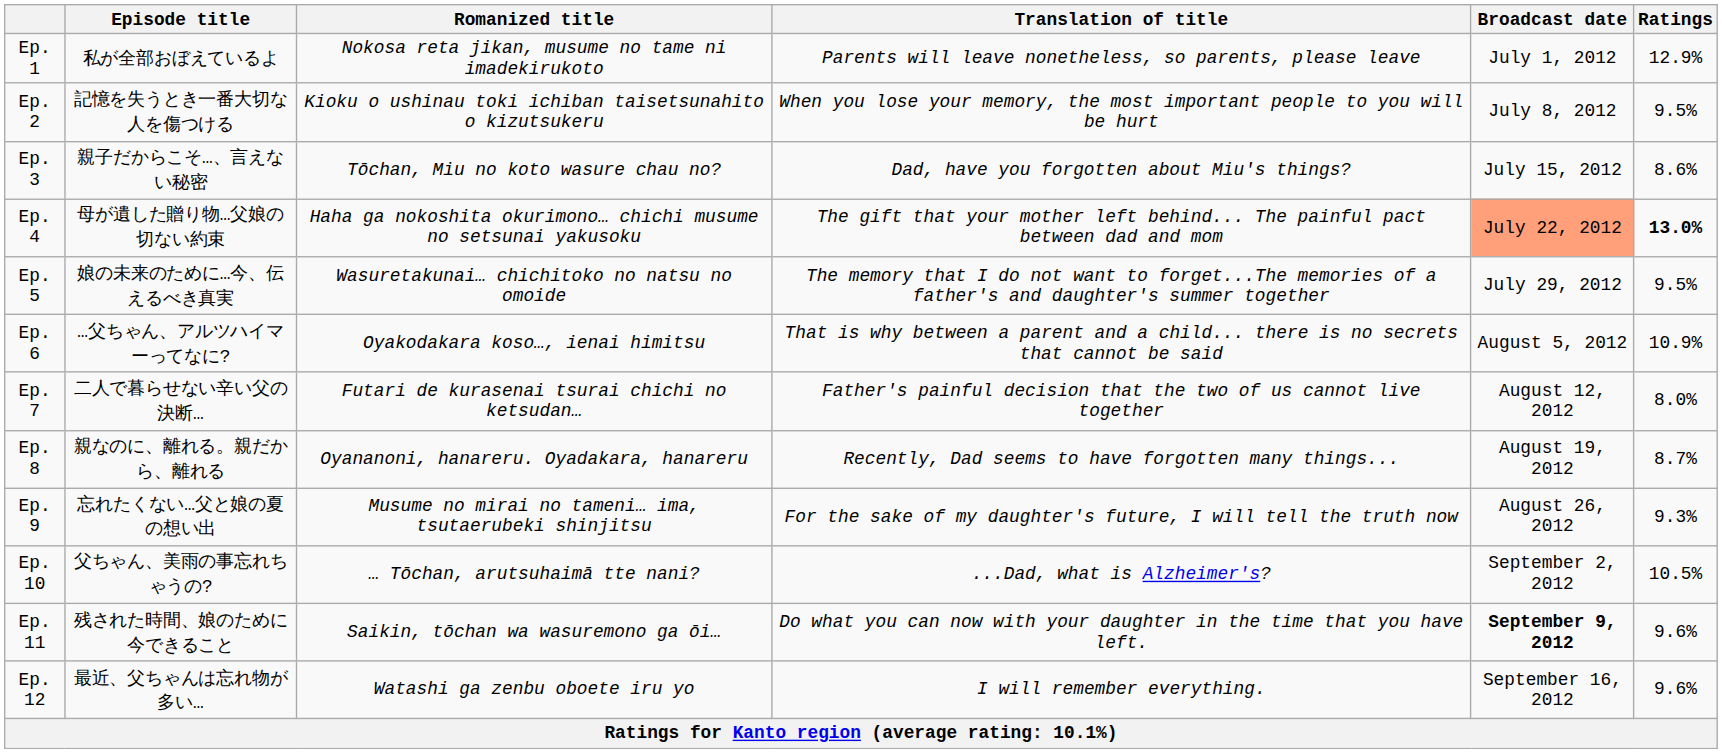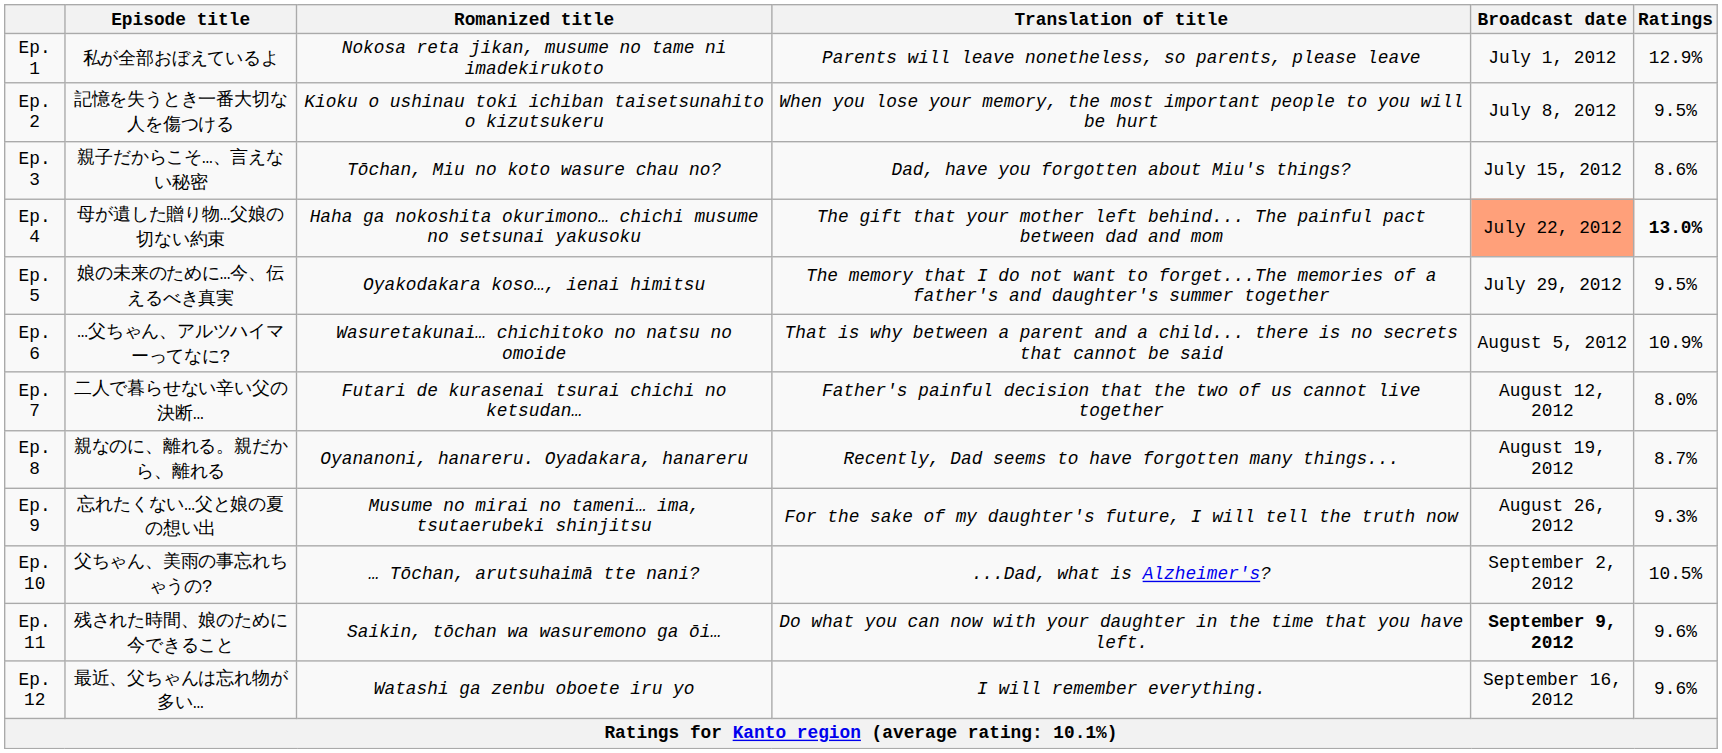(534, 286) Wasuretakunai… chichitoko no natsu no omoide -> (534, 286) Oyakodakara koso…, ienai himitsu
(534, 343) Oyakodakara koso…, ienai himitsu -> (534, 343) Wasuretakunai… chichitoko no natsu no omoide
